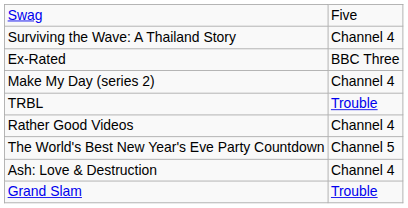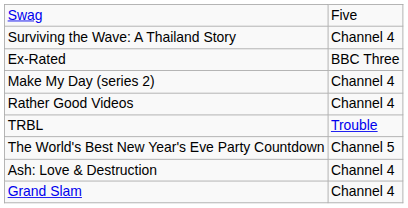rows swapped: (25, 103) <-> (71, 125)
(354, 192) Trouble -> (363, 192) Channel 4
